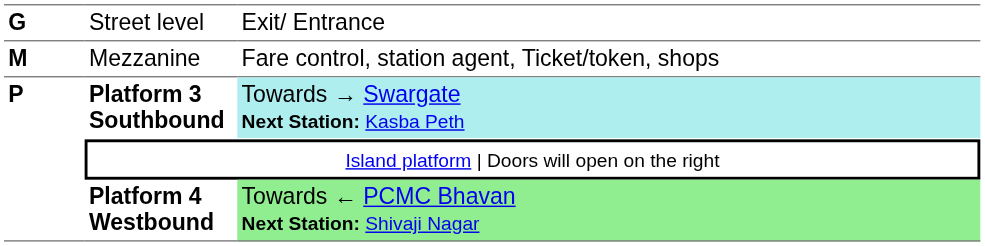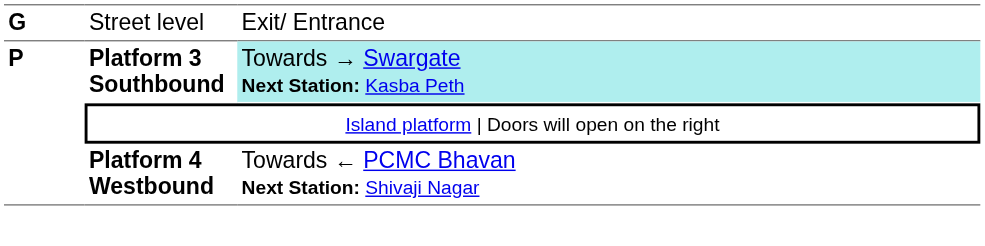- row: (145, 58)
(379, 209) lightgreen background -> (379, 173) no background
